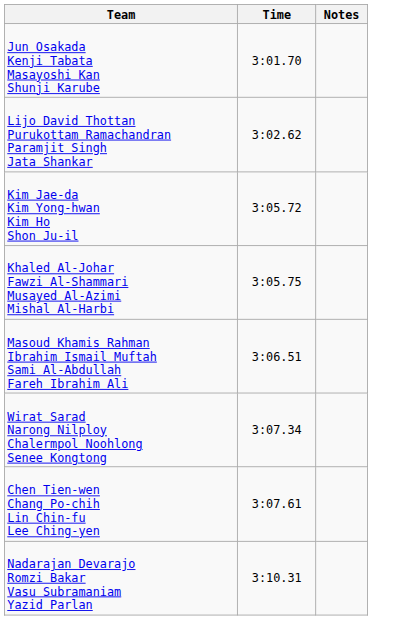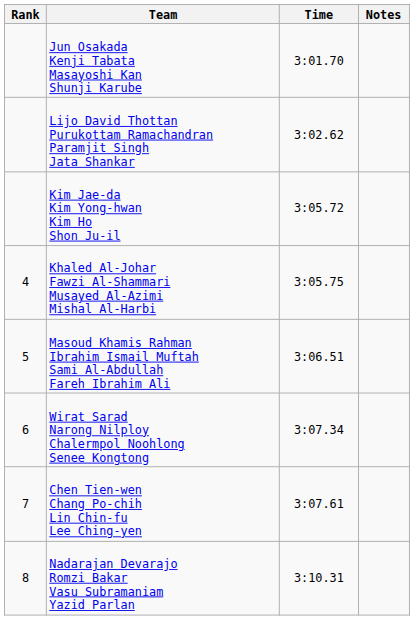+ column: (25, 14)
